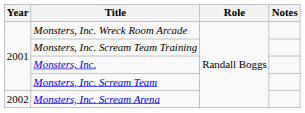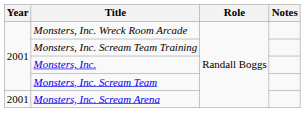(18, 99) 2002 -> (18, 99) 2001
